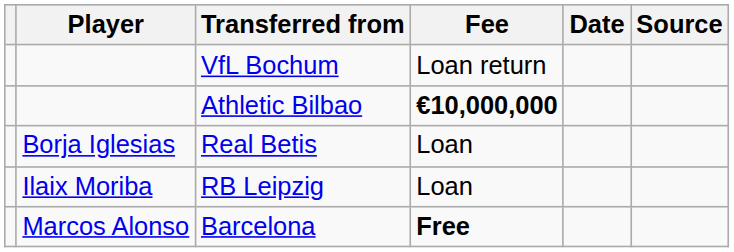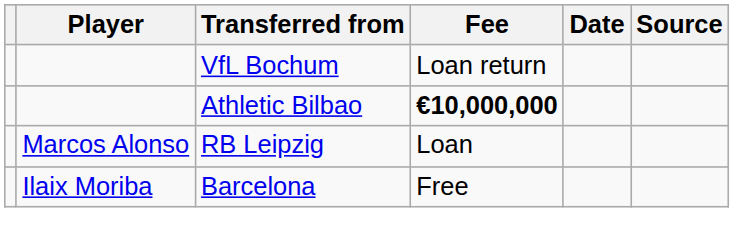- row: (259, 145)
(87, 186) Ilaix Moriba -> (106, 145) Marcos Alonso
(106, 226) Marcos Alonso -> (87, 186) Ilaix Moriba
(443, 226) bold -> (442, 186) normal
